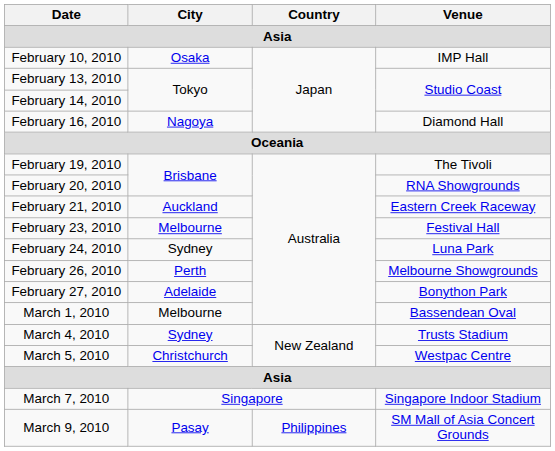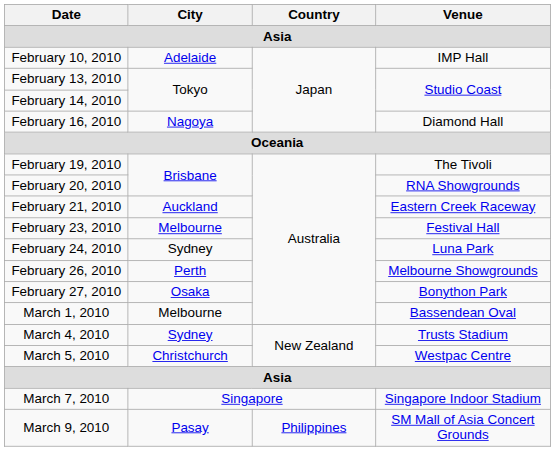(190, 57) Osaka -> (190, 57) Adelaide
(190, 292) Adelaide -> (190, 292) Osaka
